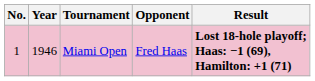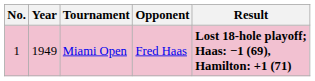(44, 50) 1946 -> (44, 50) 1949
